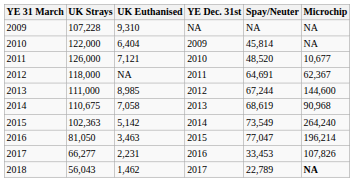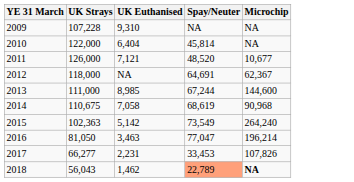- column: (214, 12)
(260, 169) no background -> (201, 169) lightsalmon background
